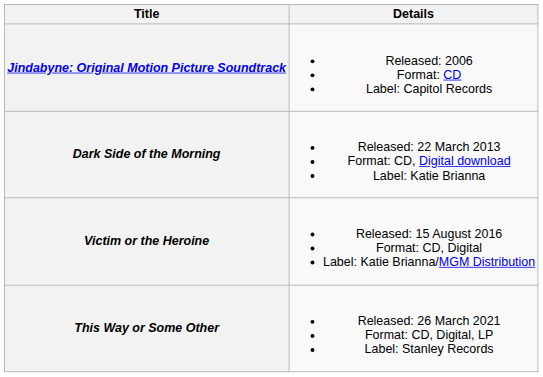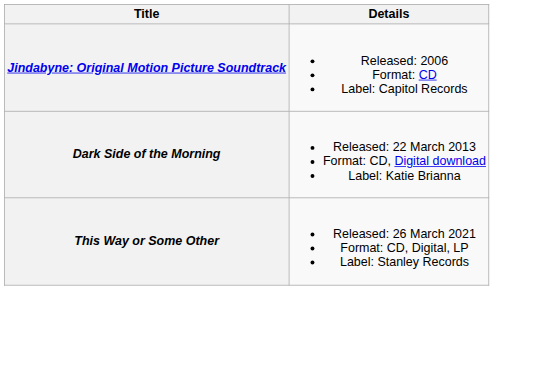- row: (147, 241)
